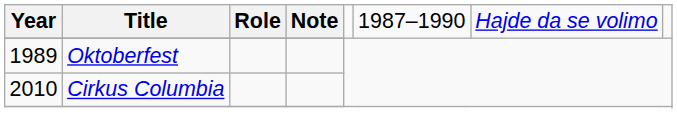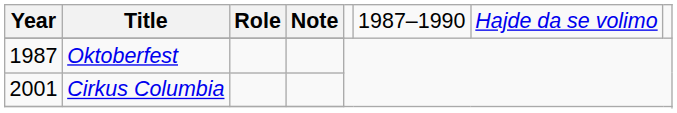(33, 55) 1989 -> (33, 55) 1987
(33, 89) 2010 -> (33, 89) 2001
